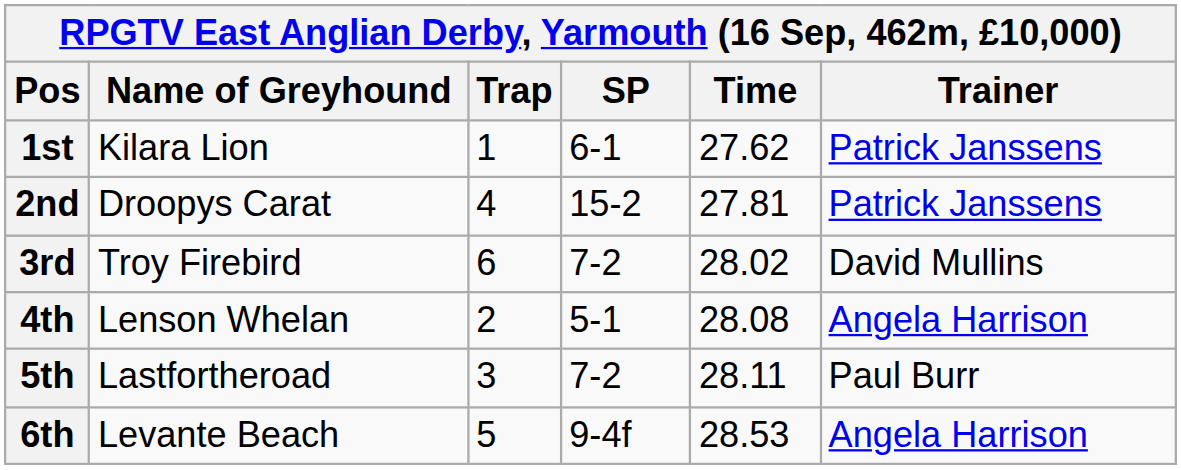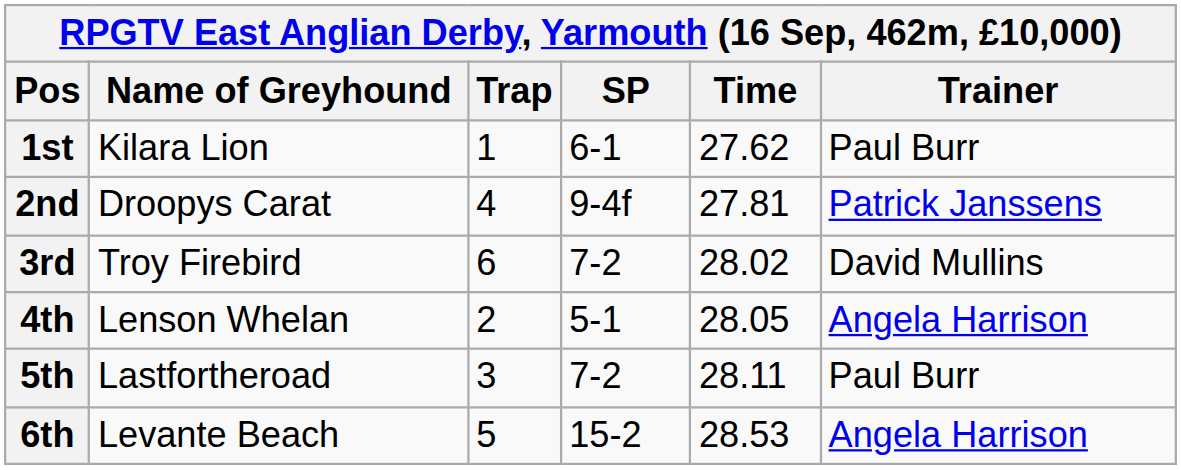(965, 147) Patrick Janssens -> (904, 147) Paul Burr
(605, 205) 15-2 -> (600, 205) 9-4f
(744, 319) 28.08 -> (744, 319) 28.05
(600, 434) 9-4f -> (605, 434) 15-2
